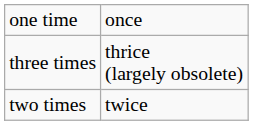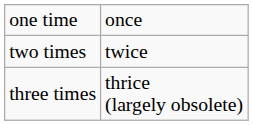rows swapped: (48, 104) <-> (53, 62)
